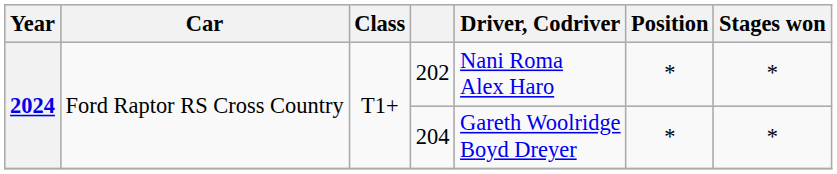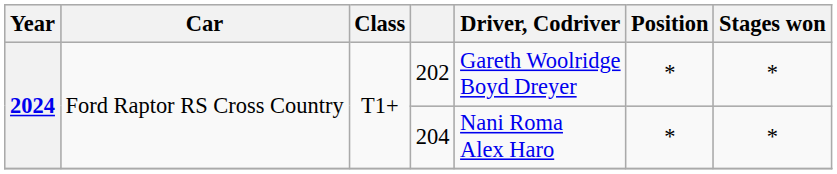(512, 73) Nani Roma Alex Haro -> (540, 73) Gareth Woolridge Boyd Dreyer
(540, 137) Gareth Woolridge Boyd Dreyer -> (512, 137) Nani Roma Alex Haro
